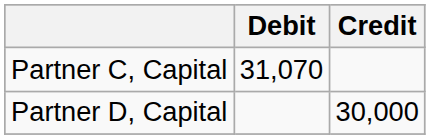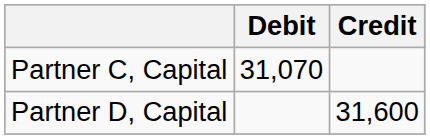(377, 112) 30,000 -> (377, 112) 31,600
